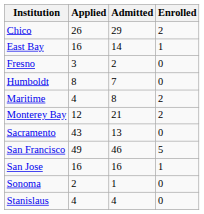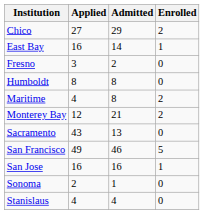(76, 30) 26 -> (76, 30) 27
(114, 81) 7 -> (114, 81) 8
